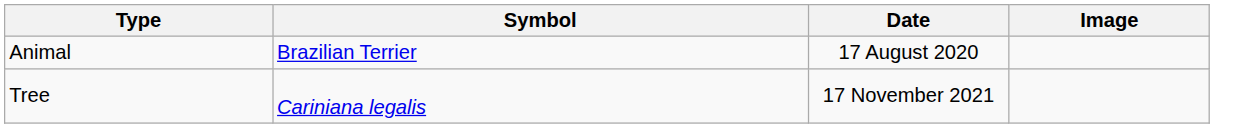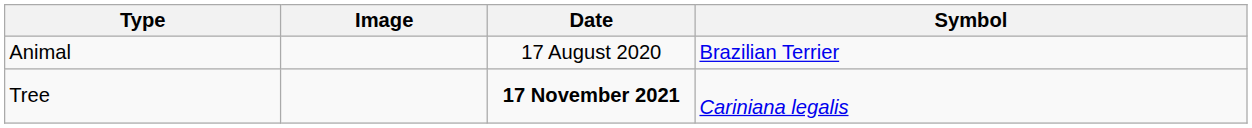columns swapped: (540, 20) <-> (1109, 20)
(908, 95) normal -> (591, 95) bold
